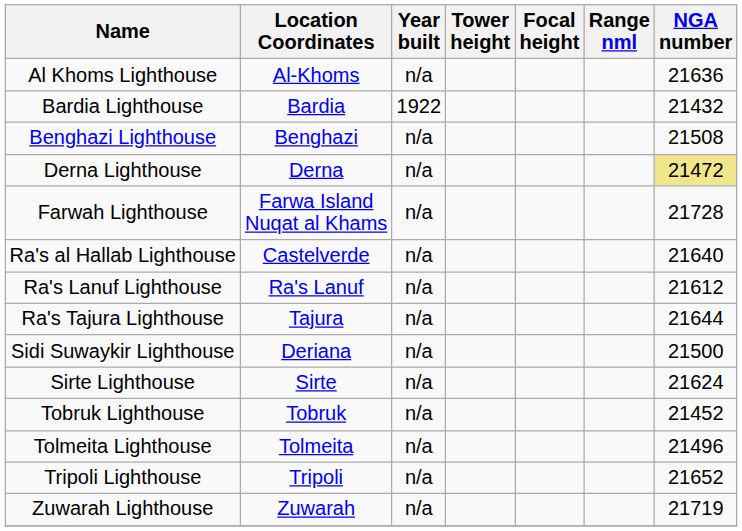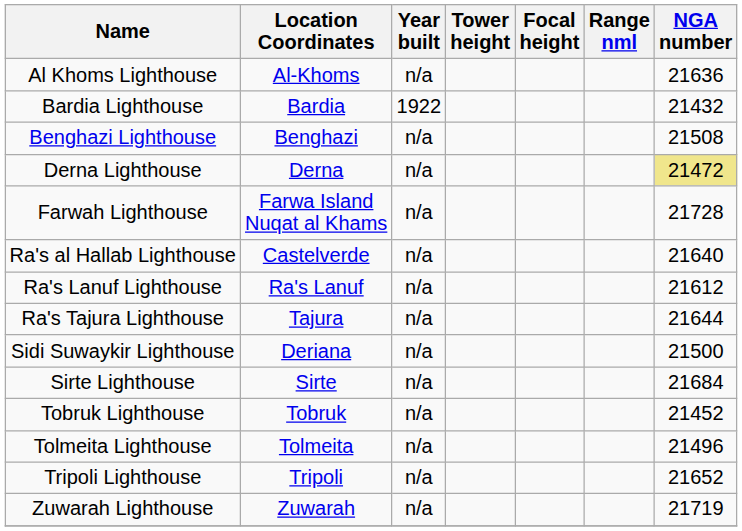(696, 382) 21624 -> (696, 382) 21684
